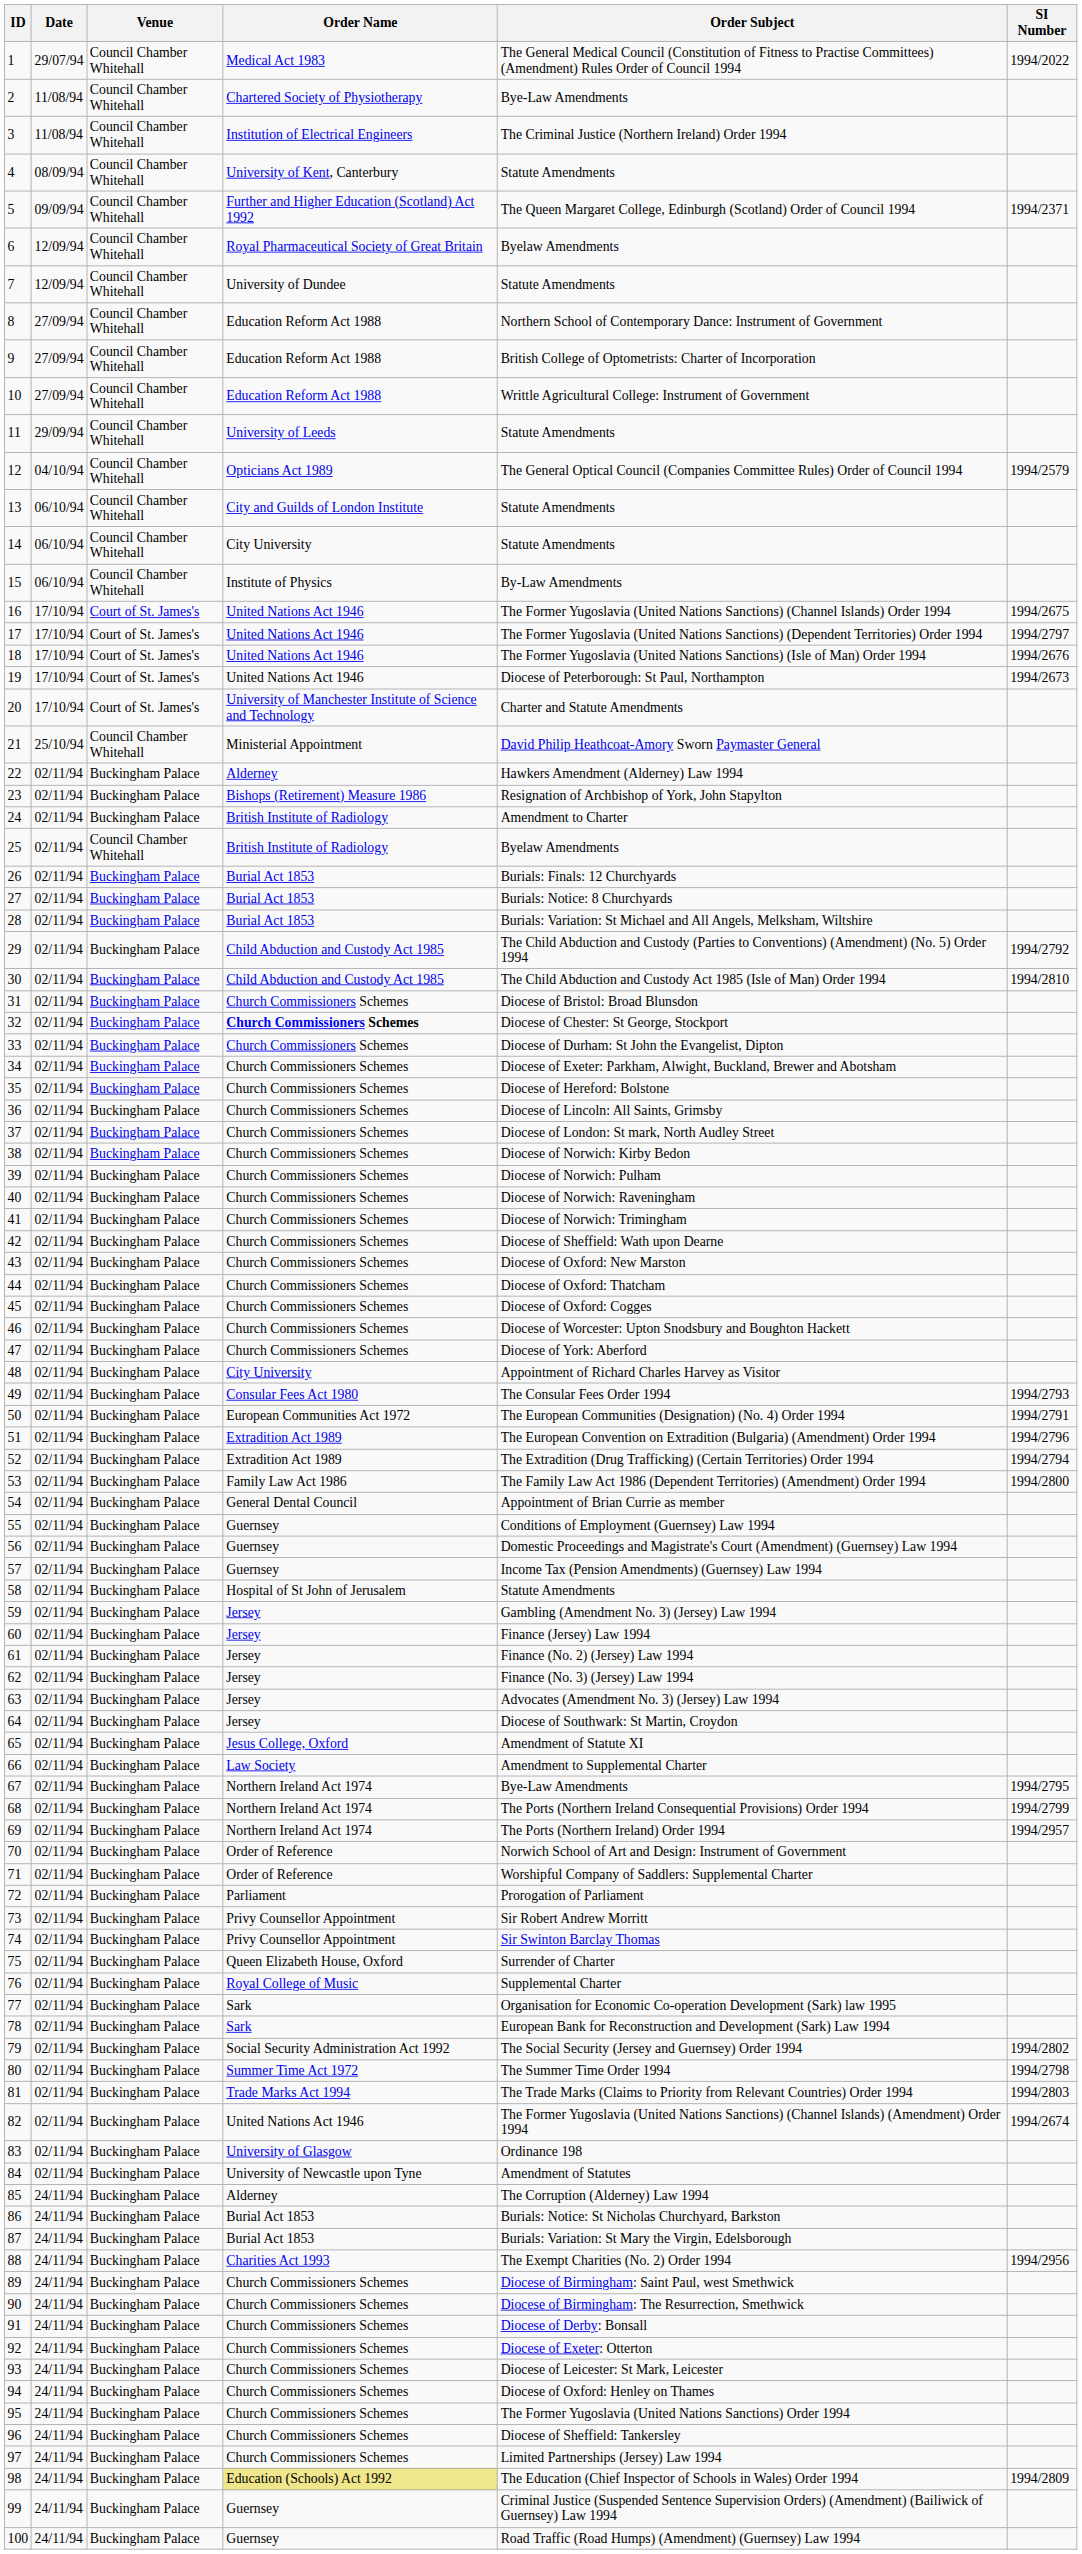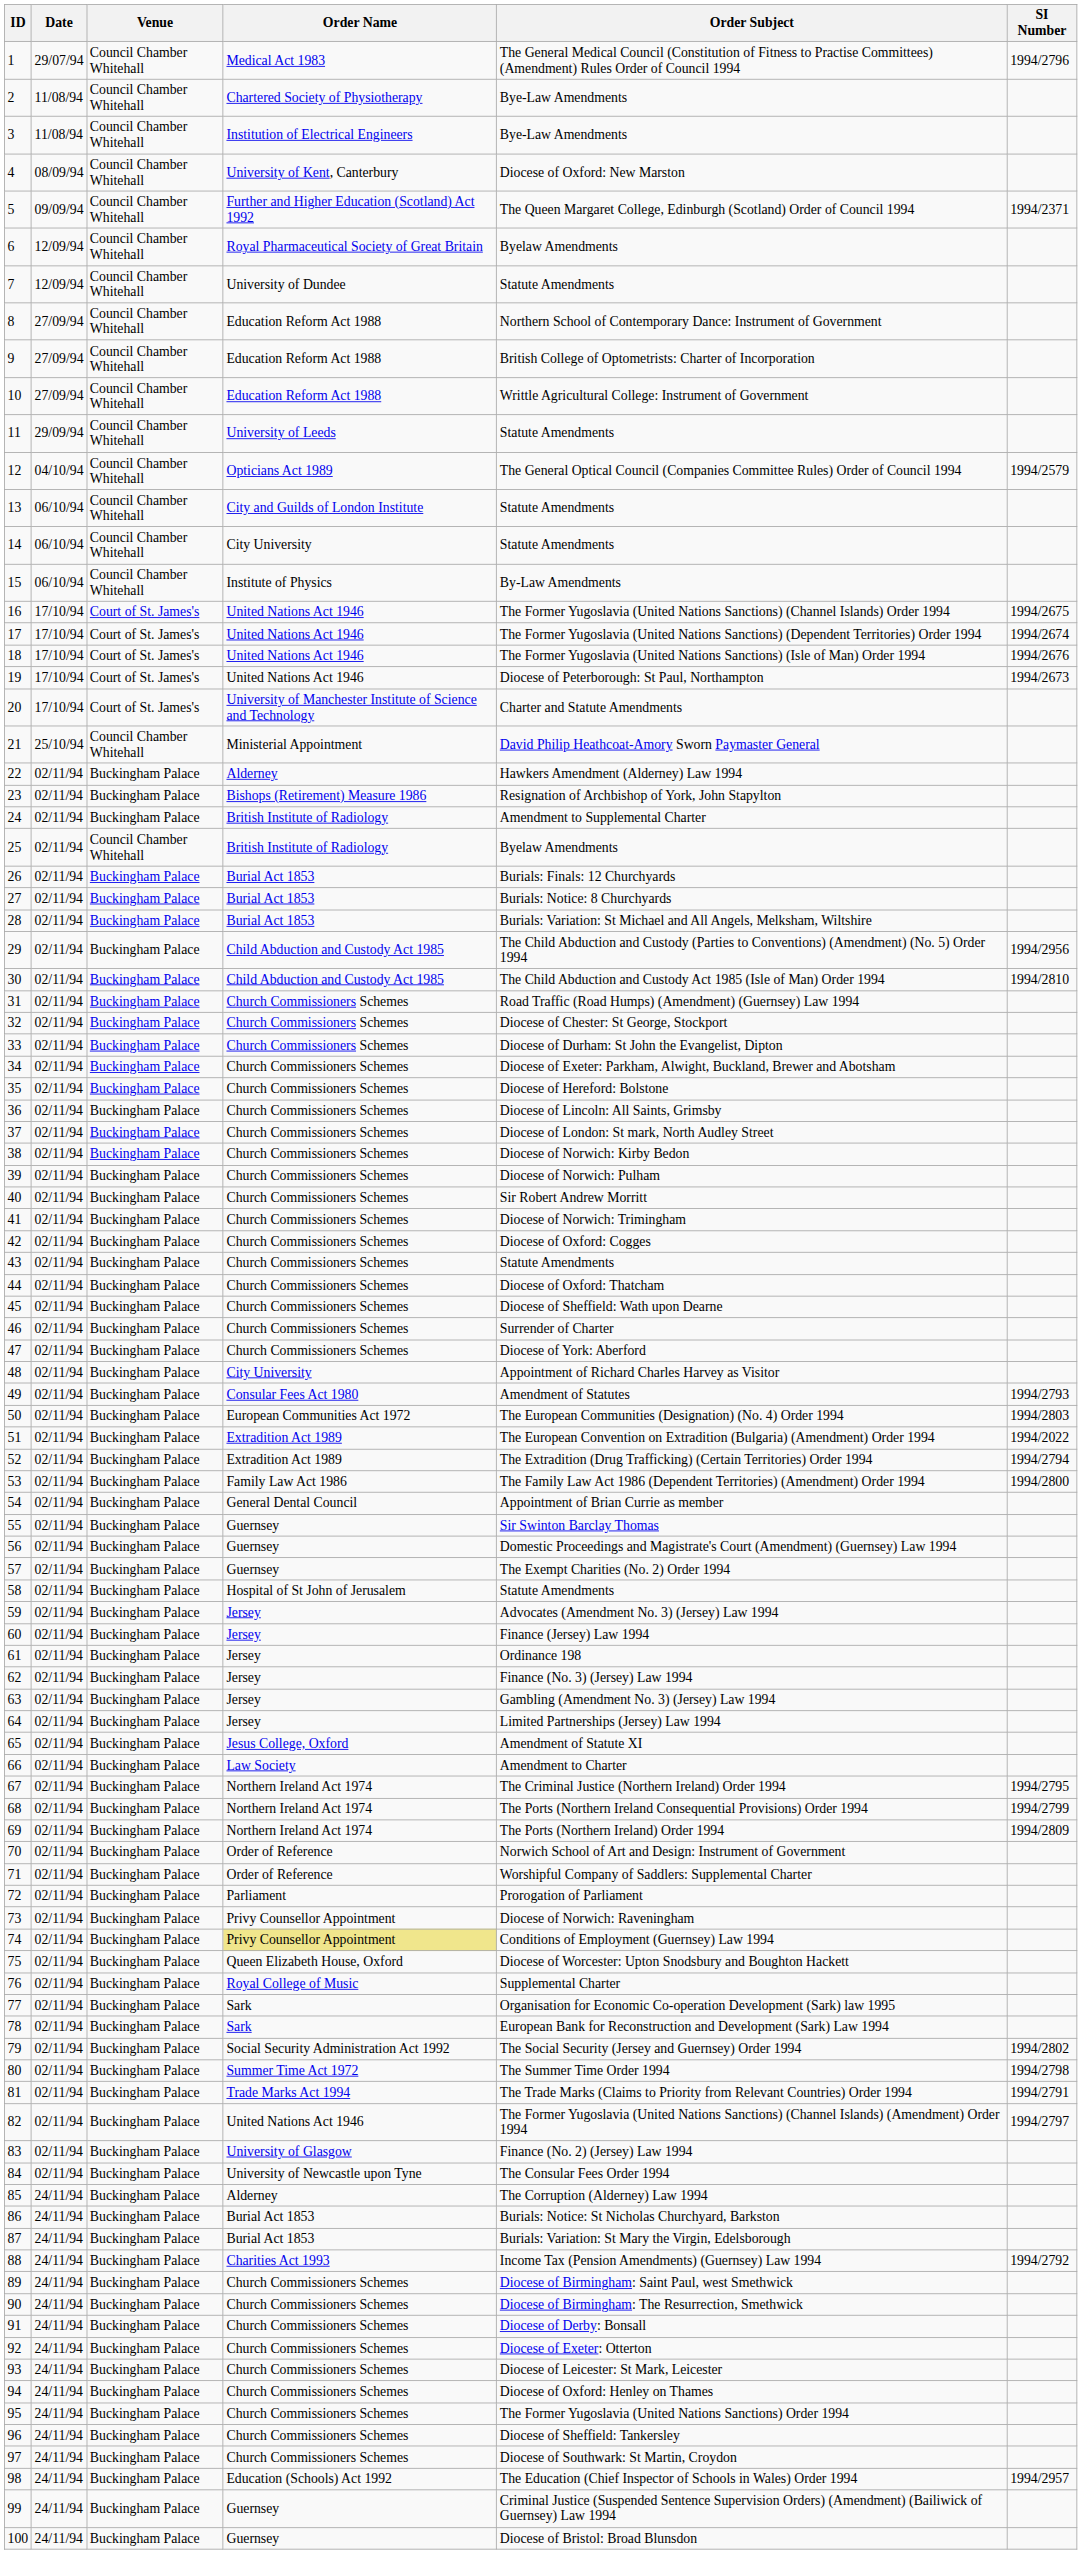(1040, 60) 1994/2022 -> (1040, 60) 1994/2796
(644, 135) The Criminal Justice (Northern Ireland) Order 1994 -> (563, 135) Bye-Law Amendments
(558, 172) Statute Amendments -> (592, 172) Diocese of Oxford: New Marston
(1040, 634) 1994/2797 -> (1040, 634) 1994/2674
(564, 817) Amendment to Charter -> (603, 817) Amendment to Supplemental Charter
(1040, 950) 1994/2792 -> (1040, 950) 1994/2956
(599, 1001) Diocese of Bristol: Broad Blunsdon -> (680, 1001) Road Traffic (Road Humps) (Amendment) (Guernsey) Law 1994
(323, 1023) bold -> (317, 1023) normal
(598, 1197) Diocese of Norwich: Raveningham -> (573, 1197) Sir Robert Andrew Morritt
(612, 1241) Diocese of Sheffield: Wath upon Dearne -> (575, 1241) Diocese of Oxford: Cogges
(593, 1263) Diocese of Oxford: New Marston -> (557, 1263) Statute Amendments
(576, 1307) Diocese of Oxford: Cogges -> (611, 1307) Diocese of Sheffield: Wath upon Dearne
(675, 1328) Diocese of Worcester: Upton Snodsbury and Boughton Hackett -> (557, 1328) Surrender of Charter
(586, 1394) The Consular Fees Order 1994 -> (565, 1394) Amendment of Statutes
(1040, 1416) 1994/2791 -> (1040, 1416) 1994/2803
(1040, 1437) 1994/2796 -> (1040, 1437) 1994/2022
(638, 1525) Conditions of Employment (Guernsey) Law 1994 -> (579, 1525) Sir Swinton Barclay Thomas
(661, 1568) Income Tax (Pension Amendments) (Guernsey) Law 1994 -> (615, 1568) The Exempt Charities (No. 2) Order 1994
(638, 1612) Gambling (Amendment No. 3) (Jersey) Law 1994 -> (639, 1612) Advocates (Amendment No. 3) (Jersey) Law 1994
(597, 1656) Finance (No. 2) (Jersey) Law 1994 -> (541, 1656) Ordinance 198
(640, 1699) Advocates (Amendment No. 3) (Jersey) Law 1994 -> (638, 1699) Gambling (Amendment No. 3) (Jersey) Law 1994
(619, 1721) Diocese of Southwark: St Martin, Croydon -> (610, 1721) Limited Partnerships (Jersey) Law 1994
(604, 1765) Amendment to Supplemental Charter -> (563, 1765) Amendment to Charter
(564, 1787) Bye-Law Amendments -> (643, 1787) The Criminal Justice (Northern Ireland) Order 1994
(1040, 1830) 1994/2957 -> (1040, 1830) 1994/2809
(574, 1918) Sir Robert Andrew Morritt -> (597, 1918) Diocese of Norwich: Raveningham
(311, 1939) no background -> (311, 1939) khaki background
(580, 1939) Sir Swinton Barclay Thomas -> (637, 1939) Conditions of Employment (Guernsey) Law 1994
(558, 1961) Surrender of Charter -> (674, 1961) Diocese of Worcester: Upton Snodsbury and Boughton Hackett
(1040, 2092) 1994/2803 -> (1040, 2092) 1994/2791
(1040, 2122) 1994/2674 -> (1040, 2122) 1994/2797
(541, 2151) Ordinance 198 -> (596, 2151) Finance (No. 2) (Jersey) Law 1994
(566, 2173) Amendment of Statutes -> (585, 2173) The Consular Fees Order 1994
(616, 2260) The Exempt Charities (No. 2) Order 1994 -> (660, 2260) Income Tax (Pension Amendments) (Guernsey) Law 1994
(1040, 2260) 1994/2956 -> (1040, 2260) 1994/2792
(611, 2457) Limited Partnerships (Jersey) Law 1994 -> (618, 2457) Diocese of Southwark: St Martin, Croydon
(309, 2479) khaki background -> (309, 2479) no background
(1040, 2479) 1994/2809 -> (1040, 2479) 1994/2957
(680, 2538) Road Traffic (Road Humps) (Amendment) (Guernsey) Law 1994 -> (598, 2538) Diocese of Bristol: Broad Blunsdon
